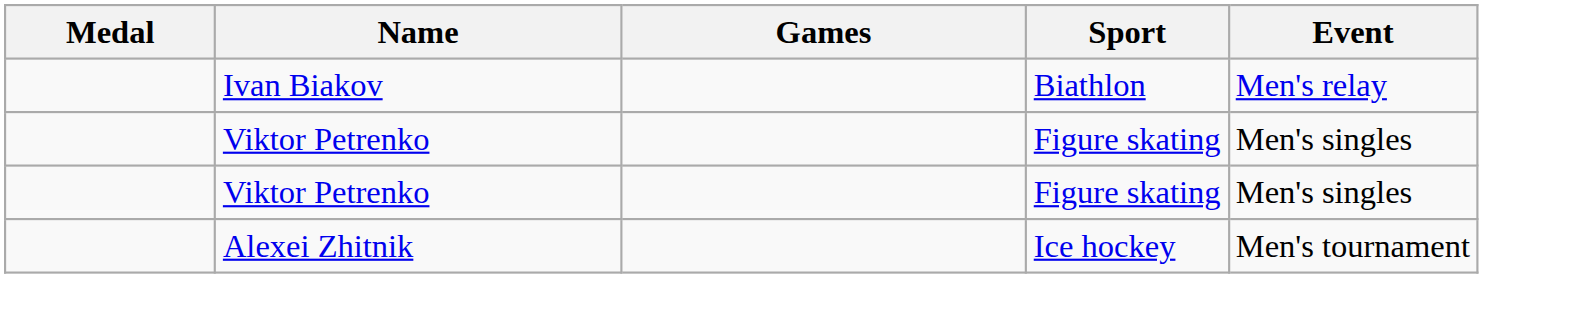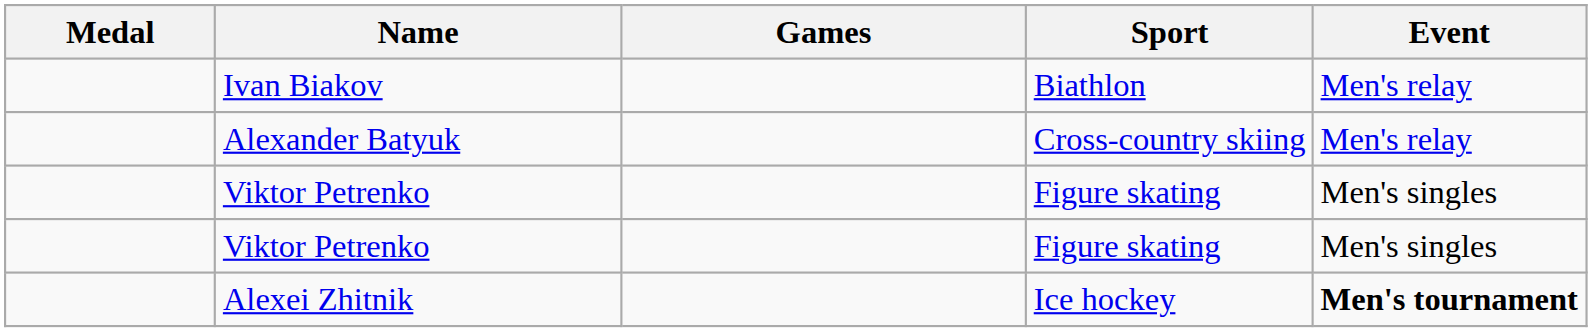+ row: (342, 138)
(1353, 246) normal -> (1449, 299) bold
